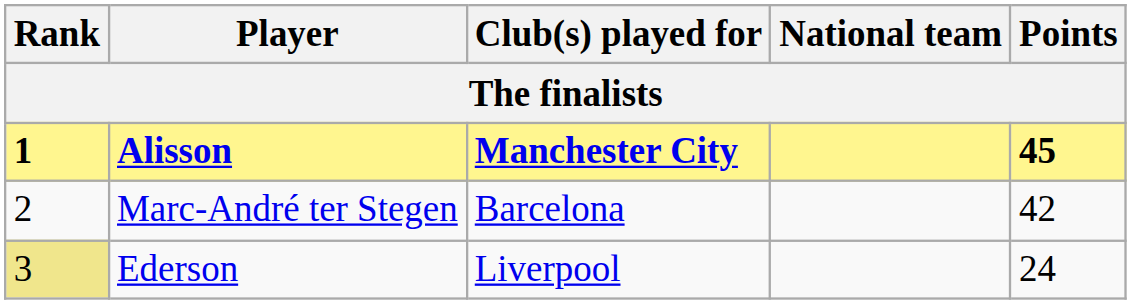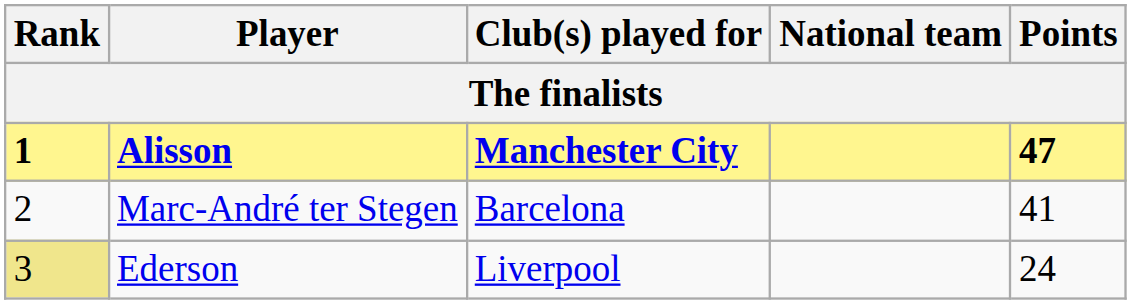(1038, 151) 45 -> (1038, 151) 47
(1038, 209) 42 -> (1038, 209) 41
